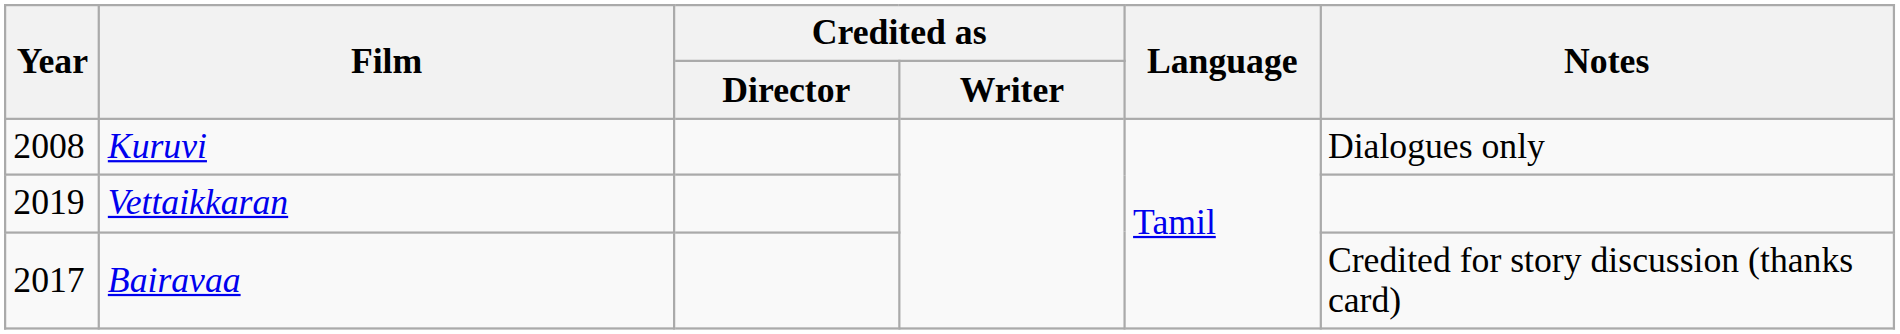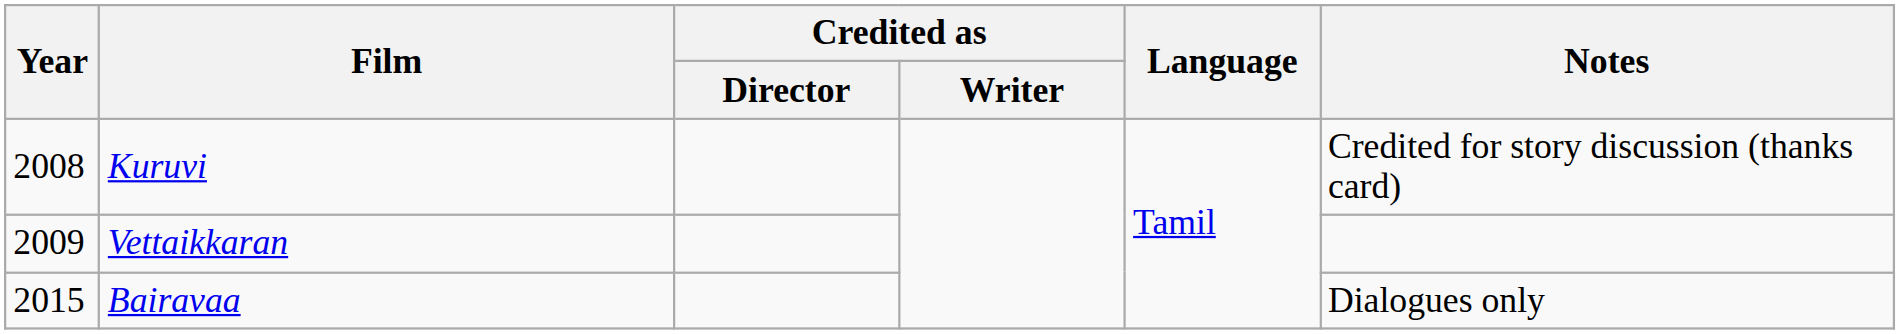(1436, 145) Dialogues only -> (1591, 166) Credited for story discussion (thanks card)
(49, 202) 2019 -> (49, 242) 2009
(49, 279) 2017 -> (49, 299) 2015
(1591, 279) Credited for story discussion (thanks card) -> (1436, 299) Dialogues only
